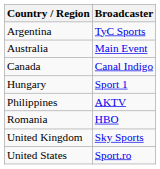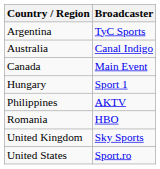(121, 48) Main Event -> (124, 48) Canal Indigo
(124, 66) Canal Indigo -> (121, 66) Main Event
